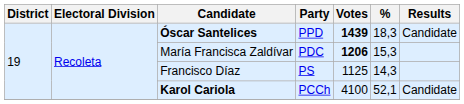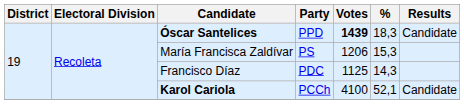(311, 52) PDC -> (306, 52) PS
(354, 52) bold -> (354, 52) normal
(306, 71) PS -> (311, 71) PDC
